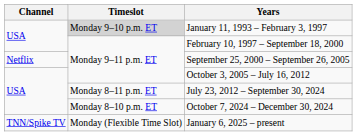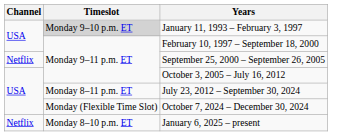(114, 107) Monday 8–10 p.m. ET -> (102, 107) Monday (Flexible Time Slot)
(36, 123) TNN/Spike TV -> (20, 123) Netflix
(126, 123) Monday (Flexible Time Slot) -> (89, 123) Monday 8–10 p.m. ET
